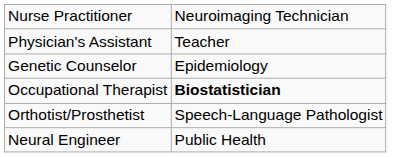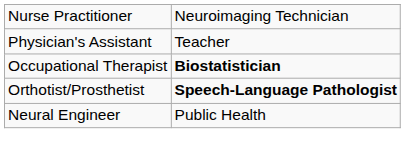- row: (72, 66)
(279, 115) normal -> (286, 90) bold
